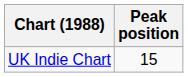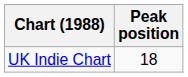(149, 59) 15 -> (149, 59) 18
